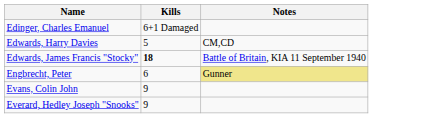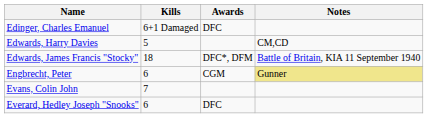+ column: (228, 12)
(148, 58) bold -> (148, 58) normal
(146, 89) 9 -> (146, 89) 7
(146, 105) 9 -> (146, 105) 6
